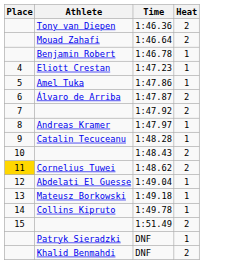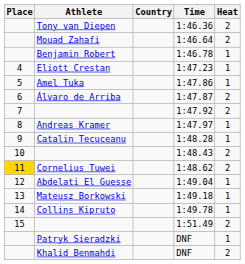+ column: (154, 11)
